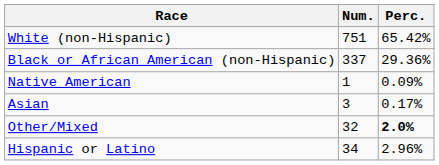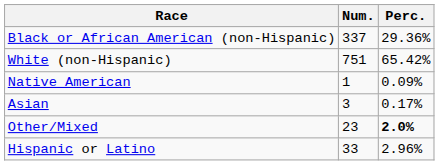rows swapped: (90, 38) <-> (172, 60)
(350, 127) 32 -> (350, 127) 23
(350, 149) 34 -> (350, 149) 33
